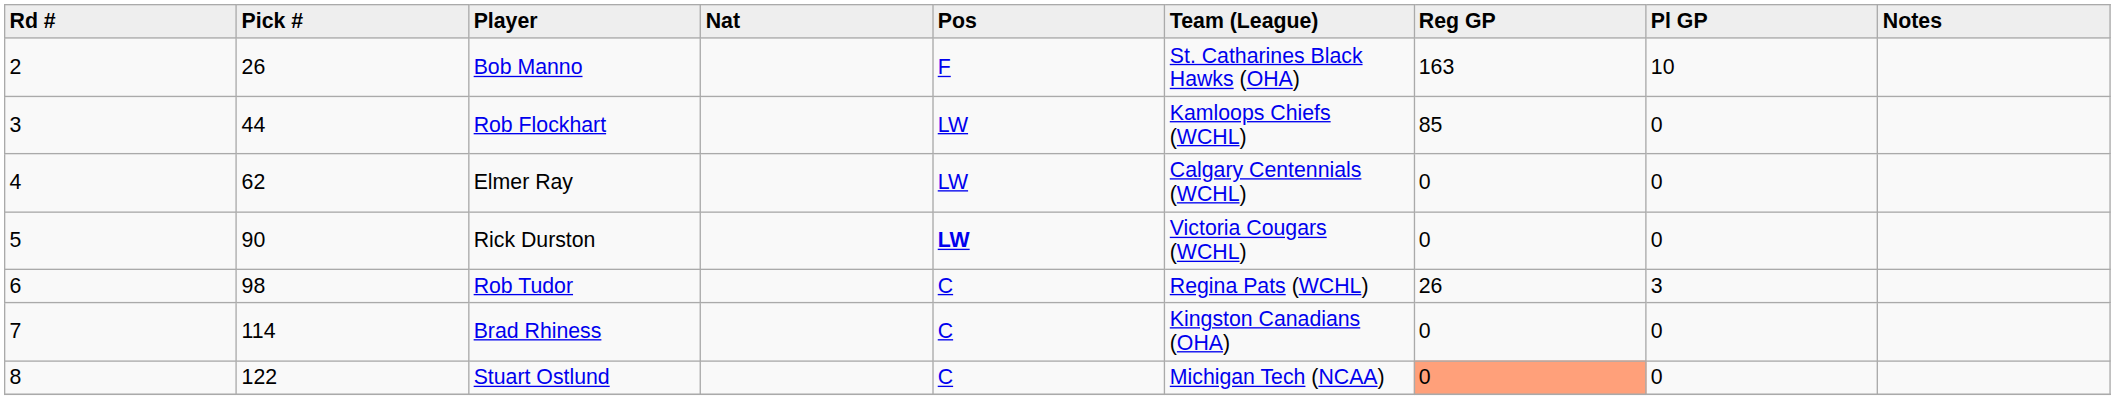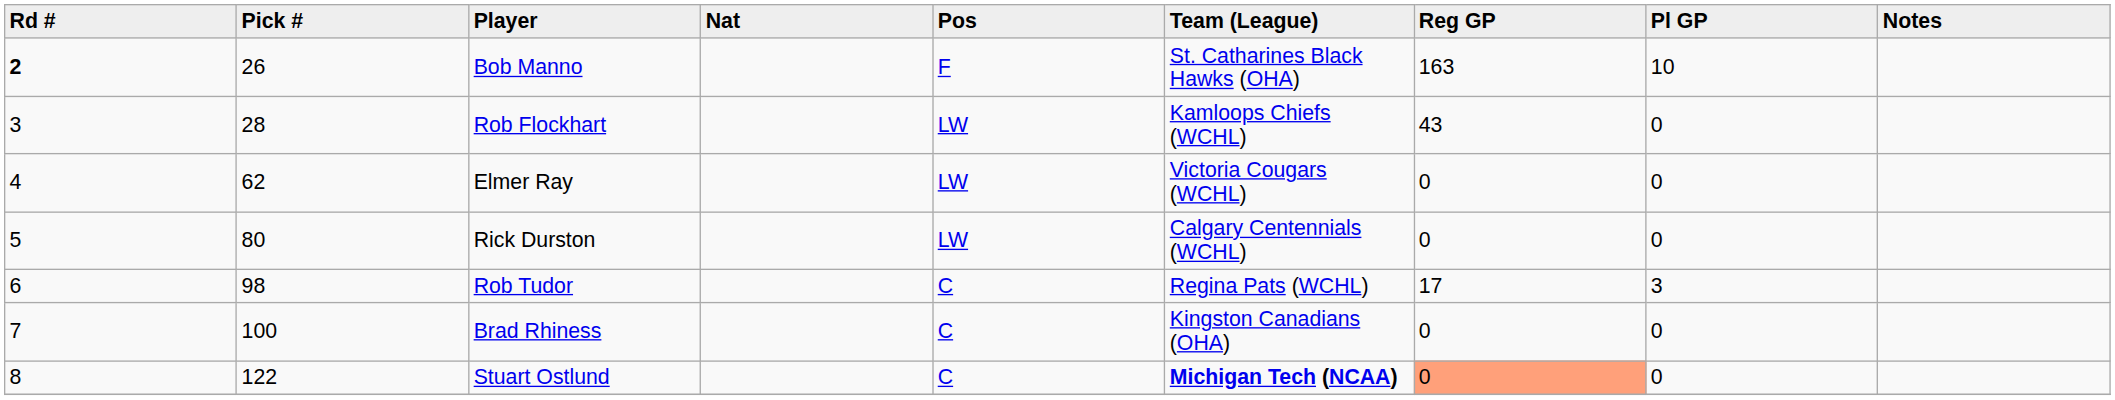(15, 67) normal -> (15, 67) bold
(253, 124) 44 -> (253, 124) 28
(1431, 124) 85 -> (1431, 124) 43
(1266, 182) Calgary Centennials (WCHL) -> (1248, 182) Victoria Cougars (WCHL)
(253, 240) 90 -> (253, 240) 80
(954, 240) bold -> (953, 240) normal
(1248, 240) Victoria Cougars (WCHL) -> (1266, 240) Calgary Centennials (WCHL)
(1431, 285) 26 -> (1431, 285) 17
(259, 331) 114 -> (259, 331) 100
(1277, 377) normal -> (1284, 377) bold
